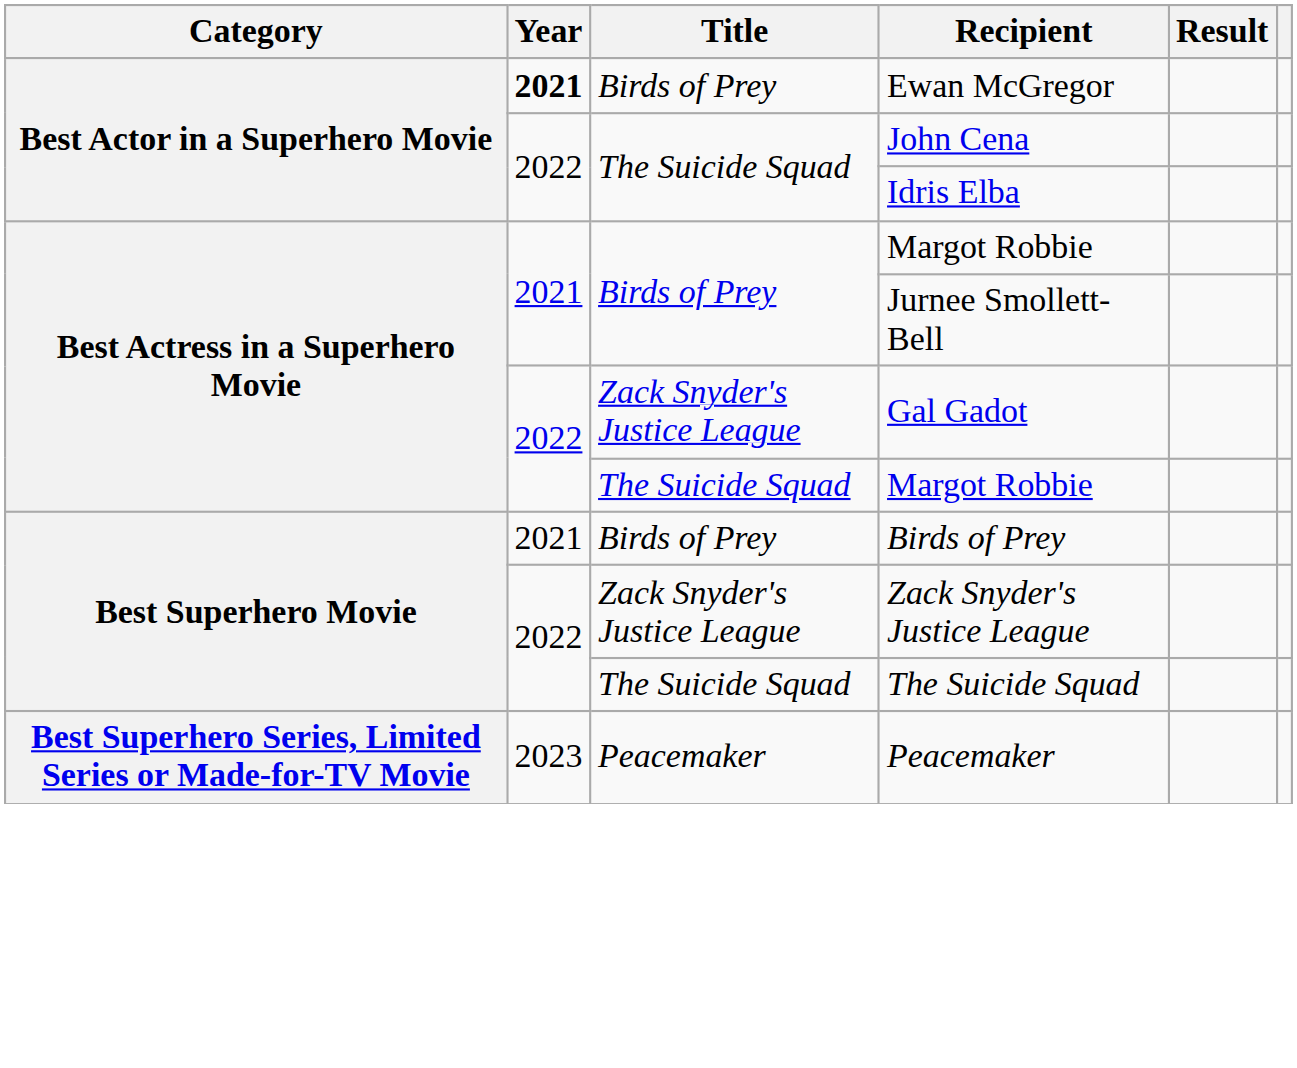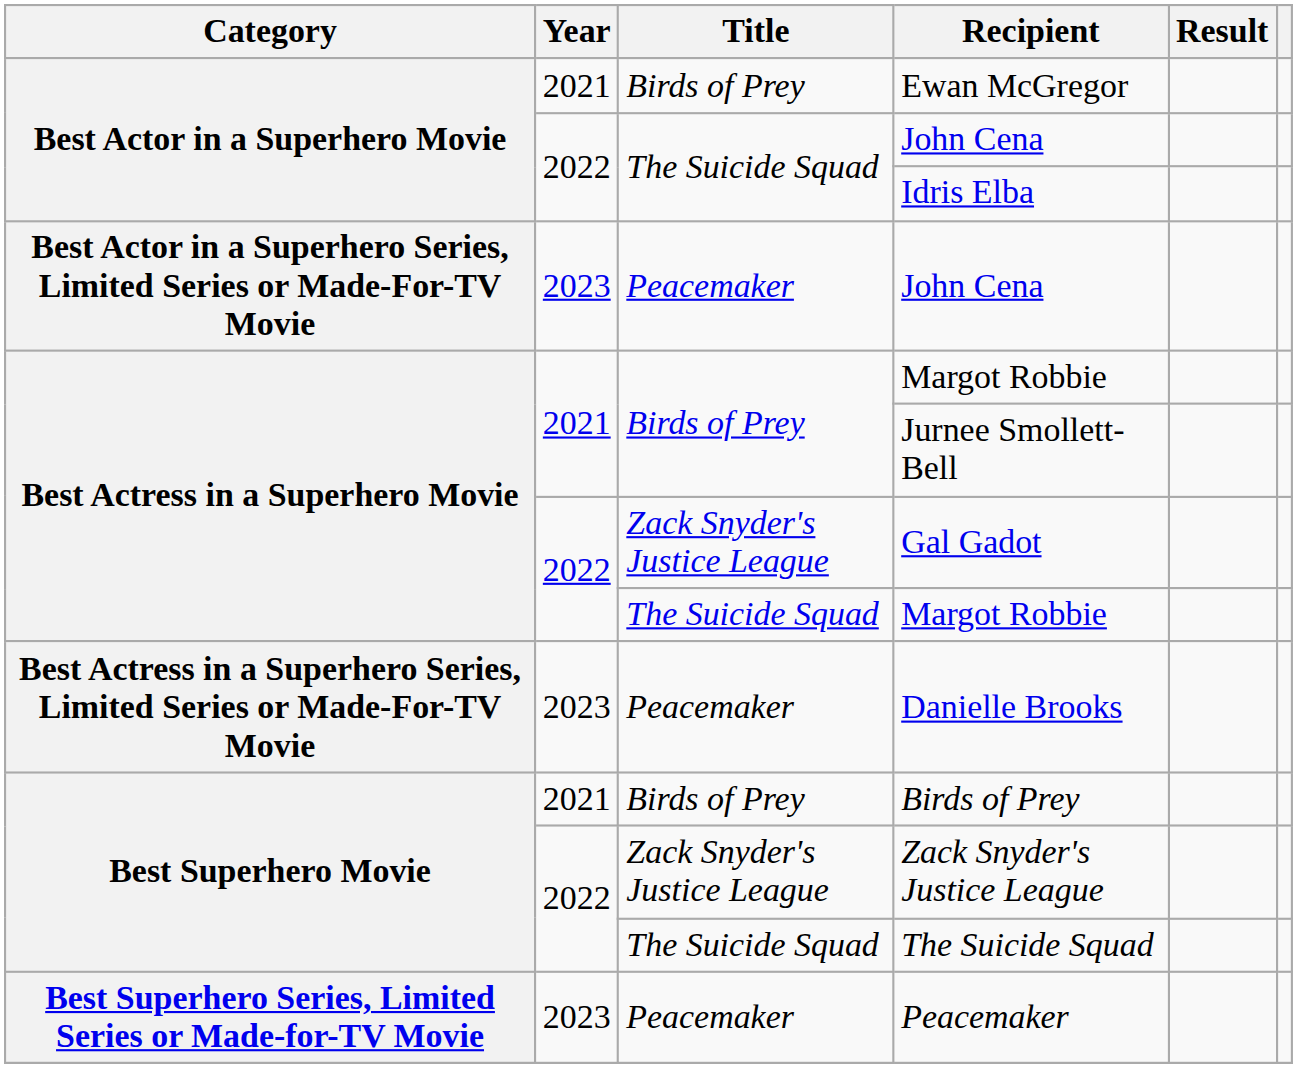(549, 85) bold -> (577, 85) normal
+ row: (710, 284)
+ row: (710, 706)
